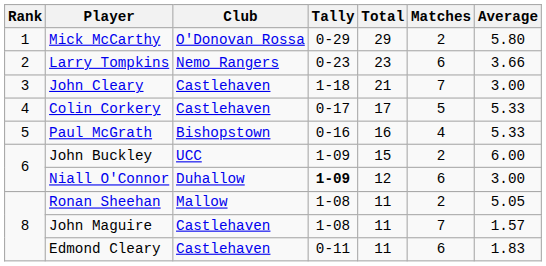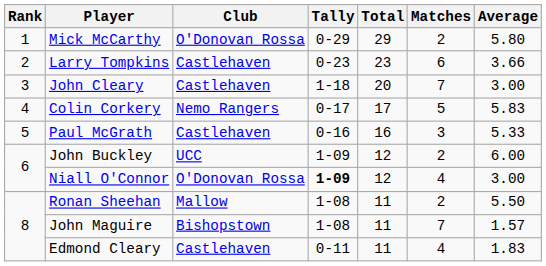(228, 63) Nemo Rangers -> (223, 63) Castlehaven
(383, 86) 21 -> (383, 86) 20
(223, 109) Castlehaven -> (228, 109) Nemo Rangers
(508, 109) 5.33 -> (508, 109) 5.83
(223, 133) Bishopstown -> (223, 133) Castlehaven
(441, 133) 4 -> (441, 133) 3
(383, 156) 15 -> (383, 156) 12
(210, 179) Duhallow -> (240, 179) O'Donovan Rossa
(441, 179) 6 -> (441, 179) 4
(508, 203) 5.05 -> (508, 203) 5.50
(223, 226) Castlehaven -> (223, 226) Bishopstown
(441, 249) 6 -> (441, 249) 4
